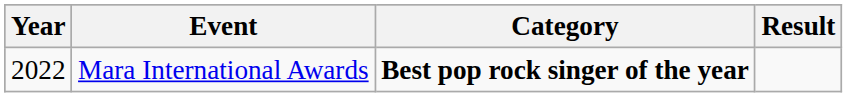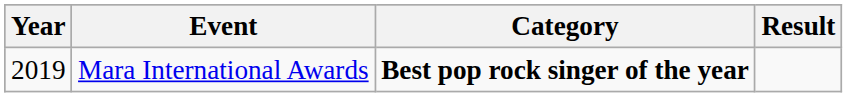(38, 69) 2022 -> (38, 69) 2019
